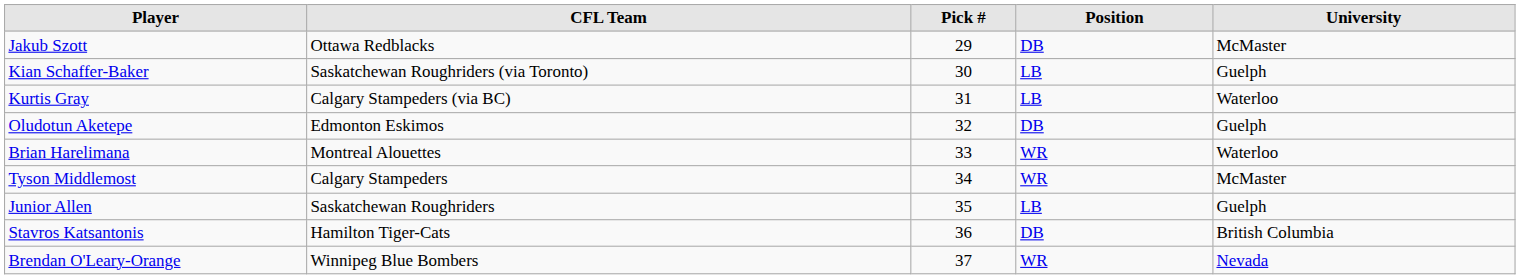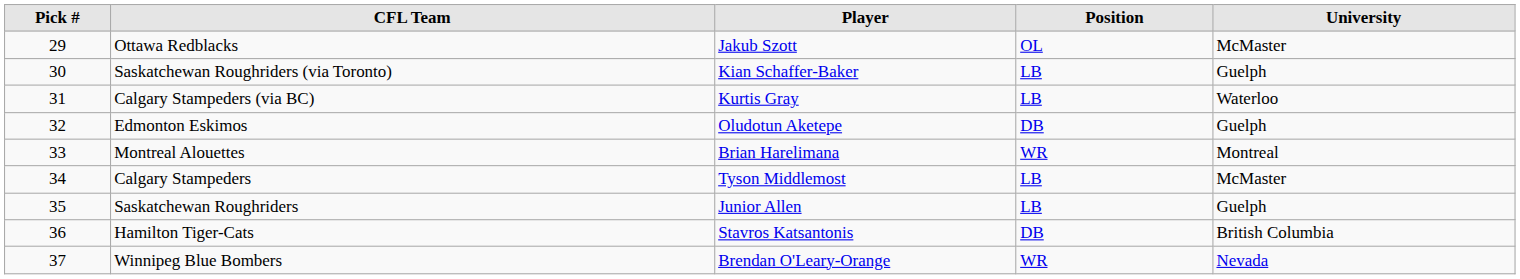columns swapped: (963, 17) <-> (156, 17)
(1032, 44) DB -> (1031, 44) OL
(1247, 152) Waterloo -> (1248, 152) Montreal
(1034, 179) WR -> (1031, 179) LB
